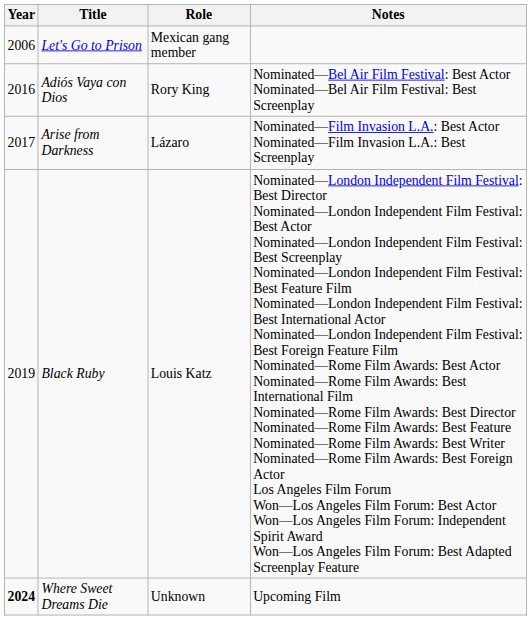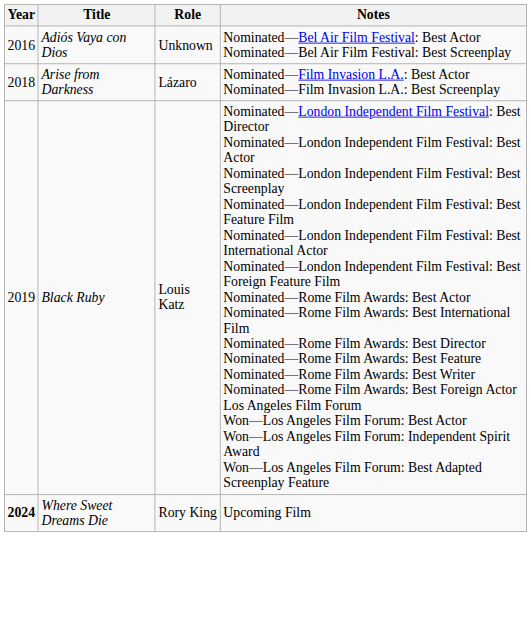- row: (92, 44)
(180, 90) Rory King -> (186, 44) Unknown
(21, 142) 2017 -> (21, 82) 2018
(178, 596) Unknown -> (188, 512) Rory King
